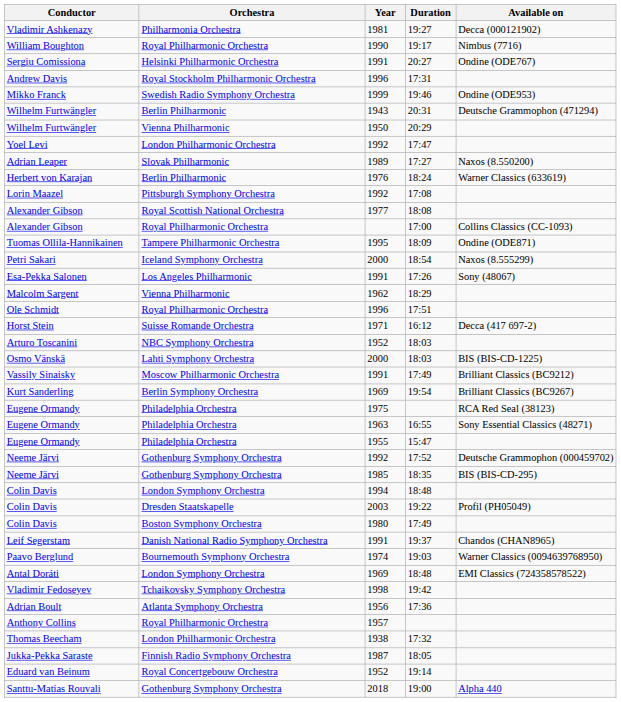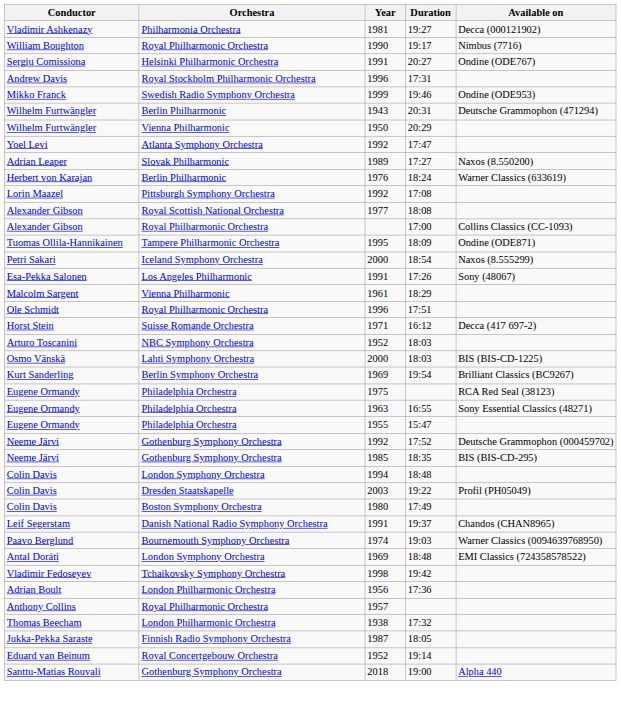(209, 144) London Philharmonic Orchestra -> (202, 144) Atlanta Symphony Orchestra
(378, 293) 1962 -> (378, 293) 1961
- row: (41, 375)
(202, 606) Atlanta Symphony Orchestra -> (209, 590) London Philharmonic Orchestra
